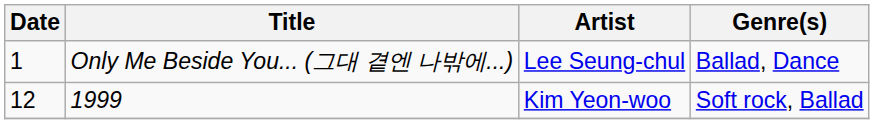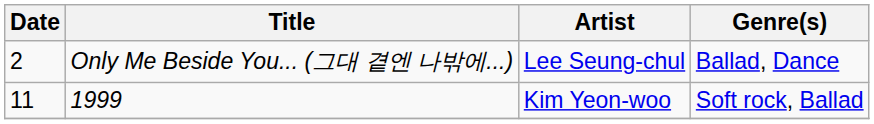(16, 61) 1 -> (16, 61) 2
(23, 100) 12 -> (22, 100) 11
